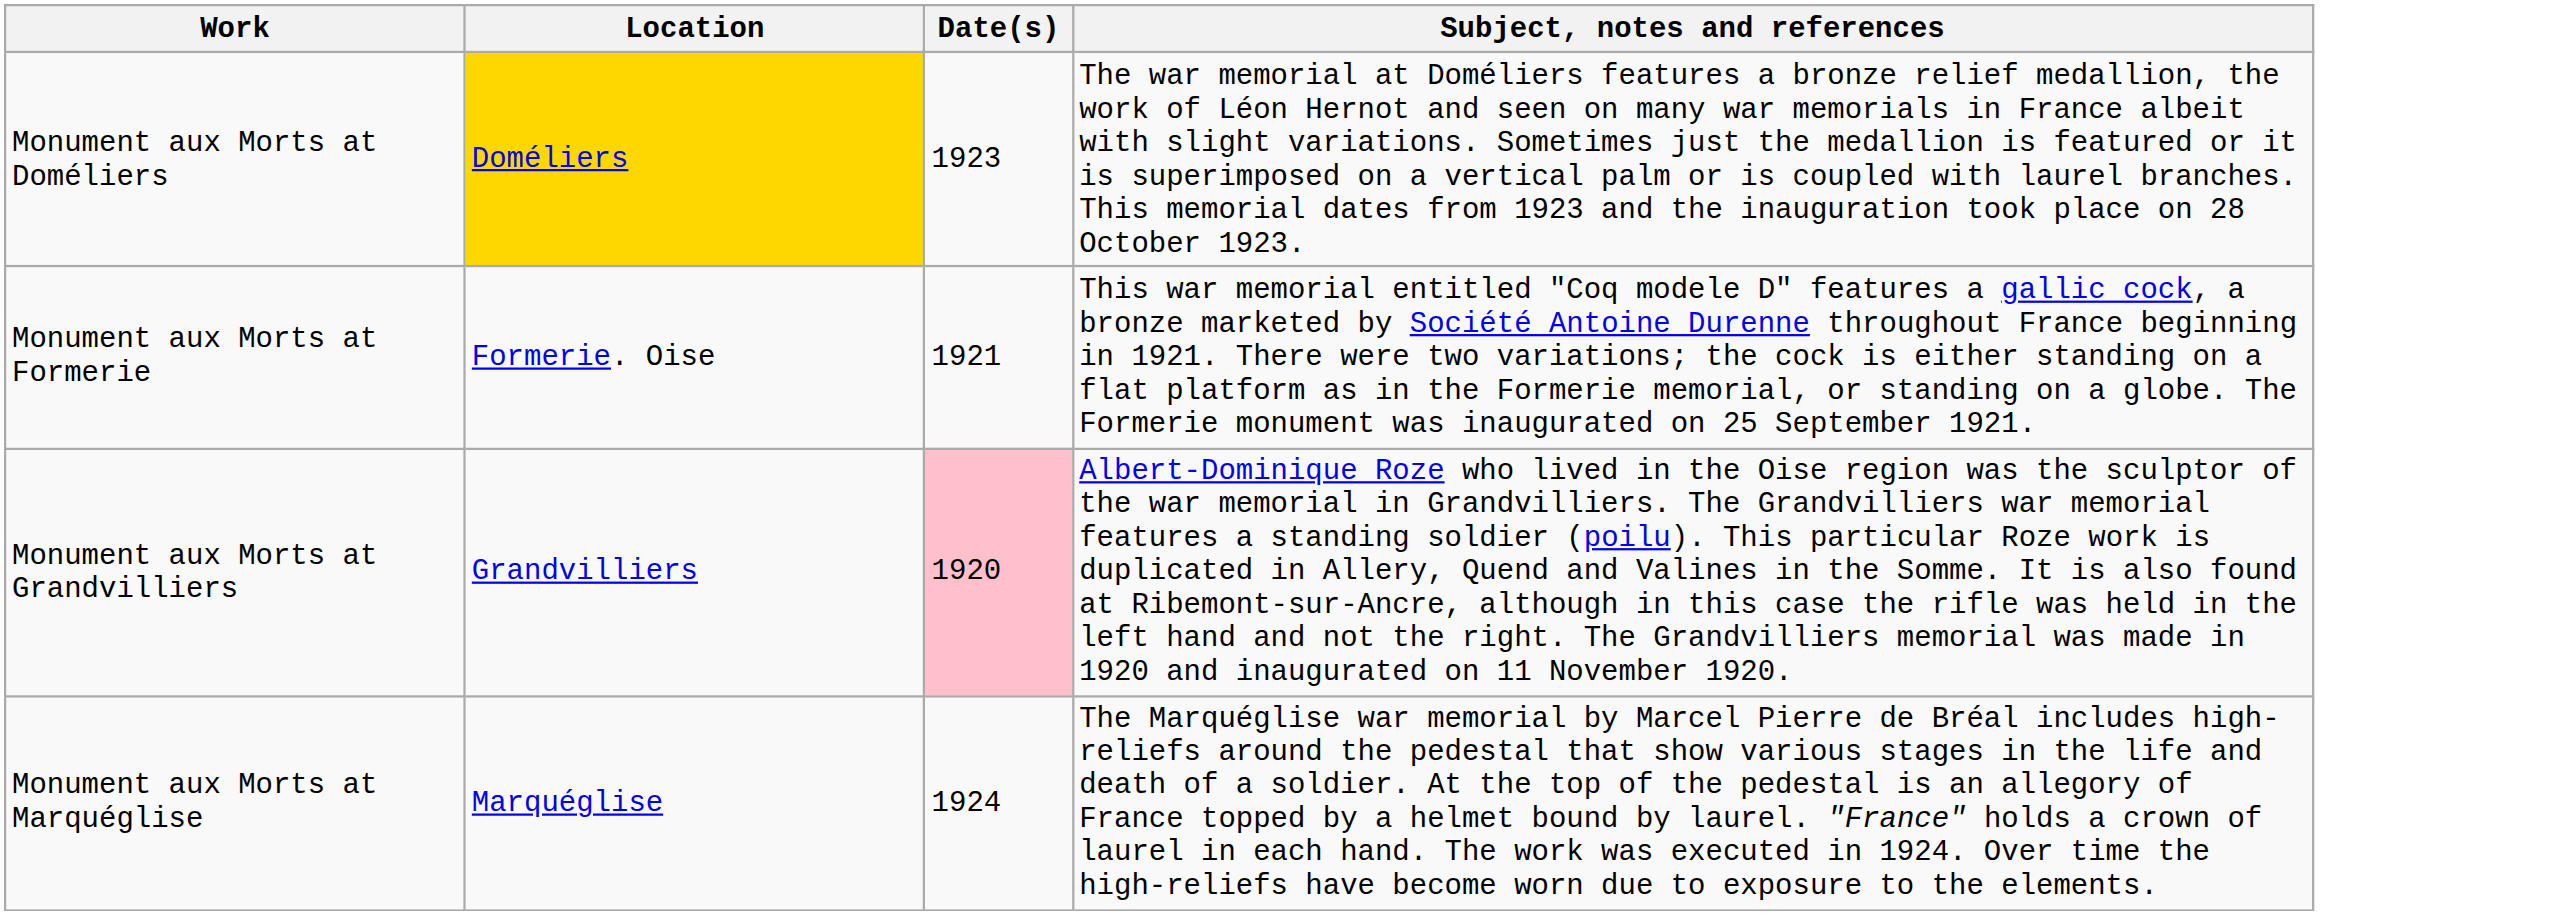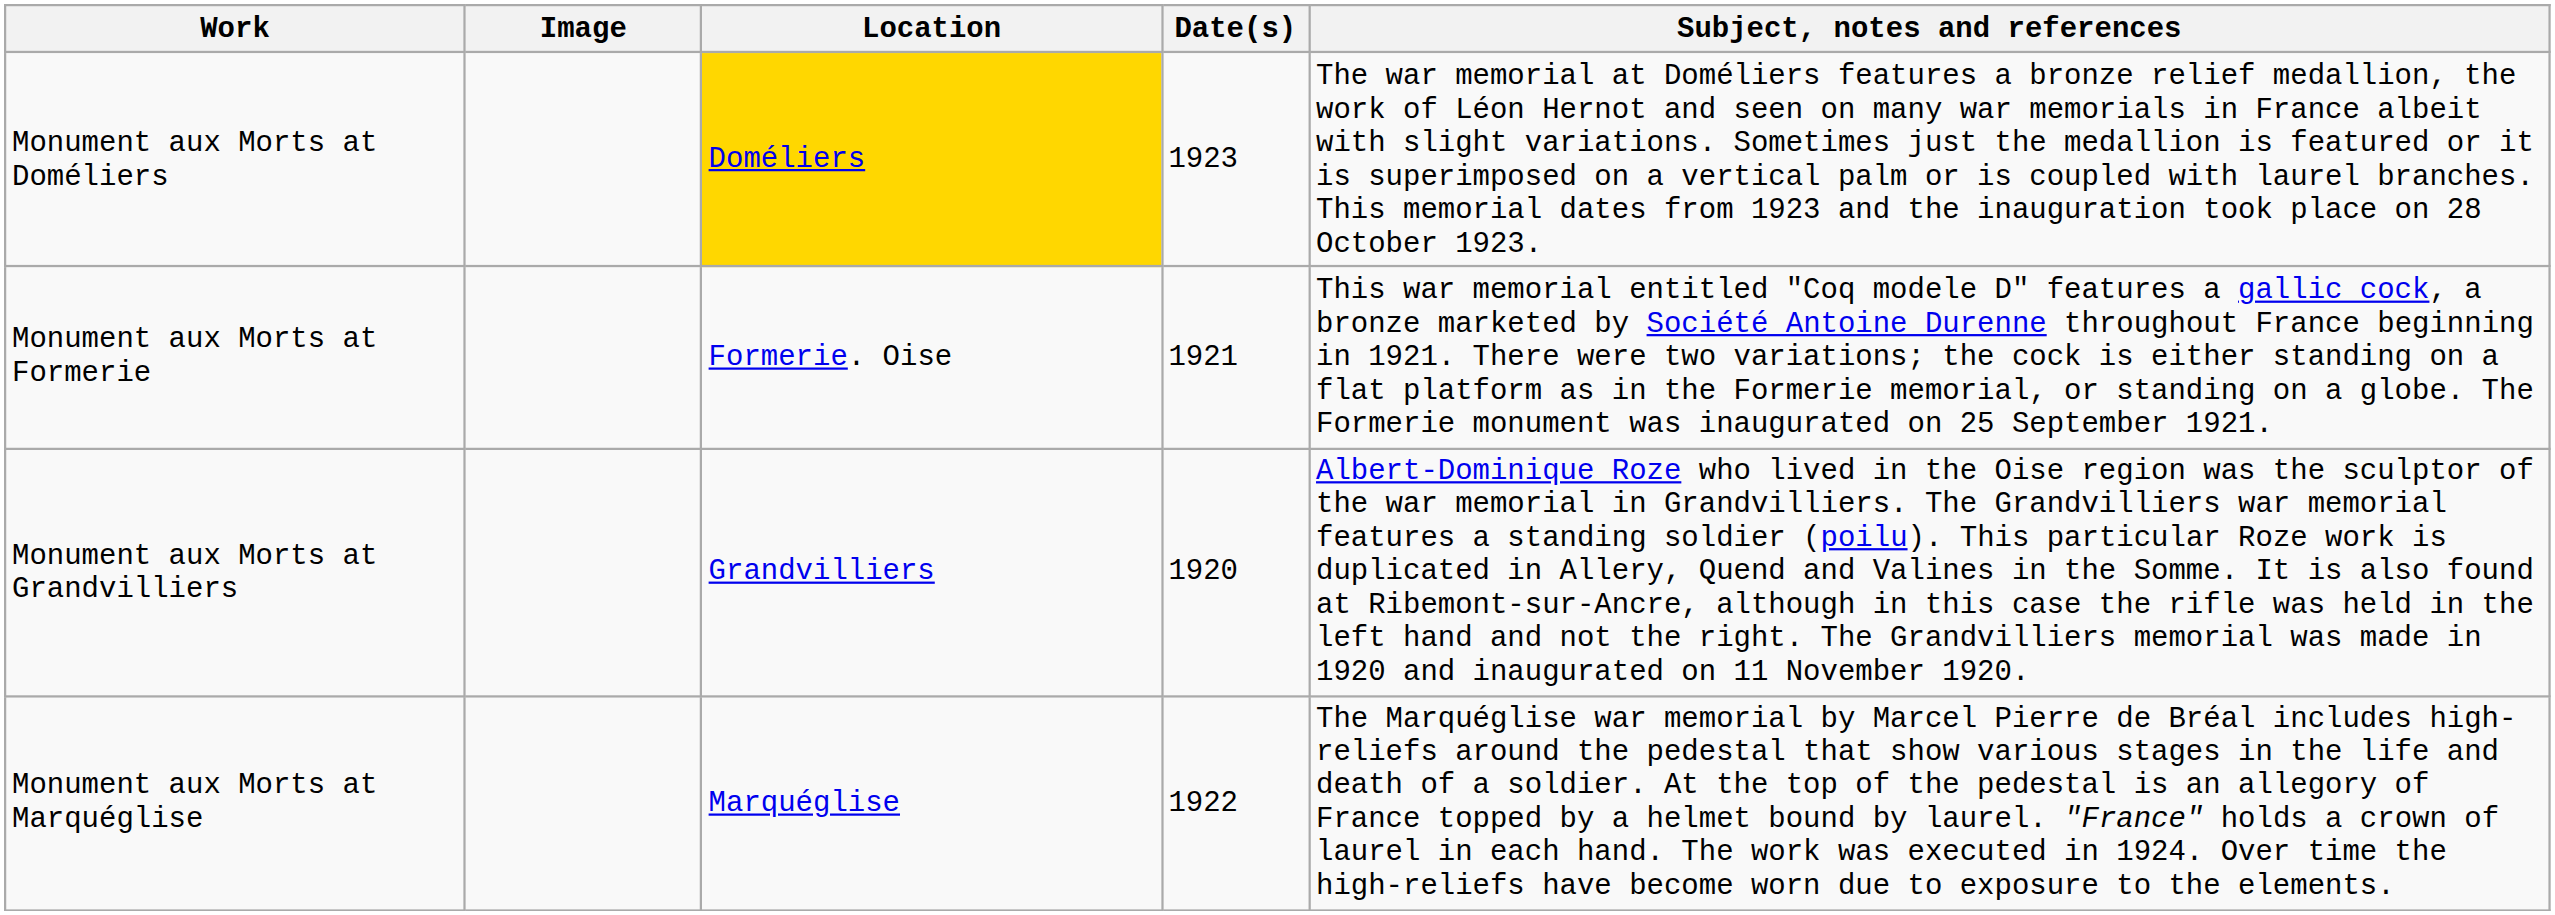+ column: (583, 29)
(966, 572) pink background -> (1203, 572) no background
(966, 803) 1924 -> (1203, 803) 1922
